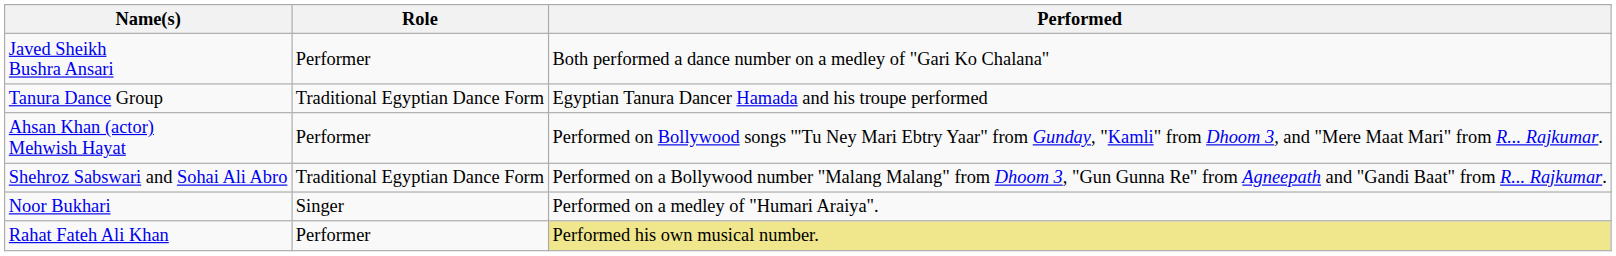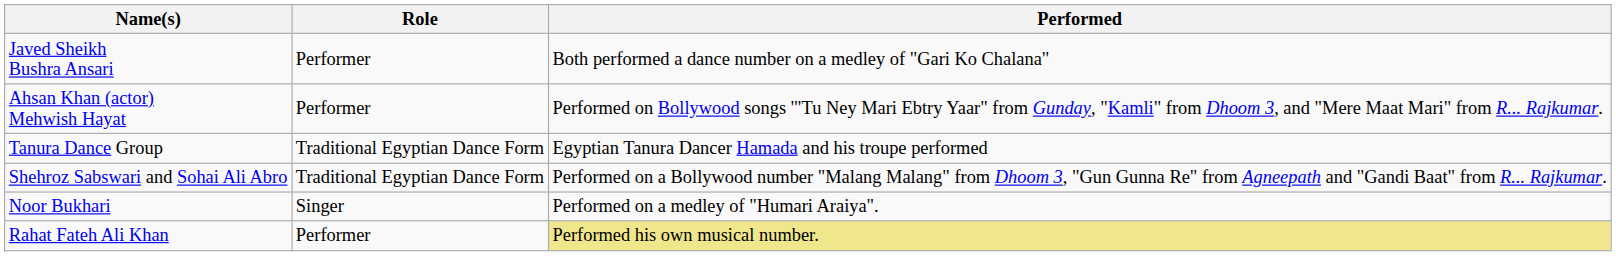rows swapped: (81, 137) <-> (86, 98)
